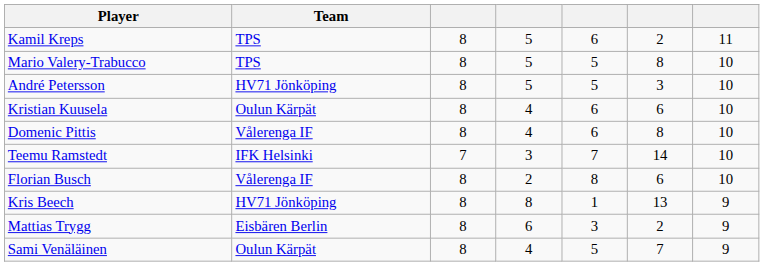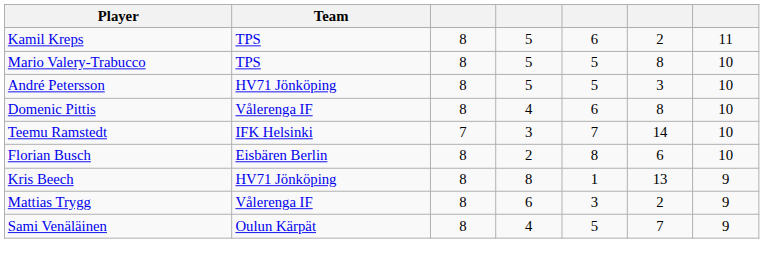- row: (58, 109)
(274, 179) Vålerenga IF -> (281, 156) Eisbären Berlin
(281, 226) Eisbären Berlin -> (274, 202) Vålerenga IF
